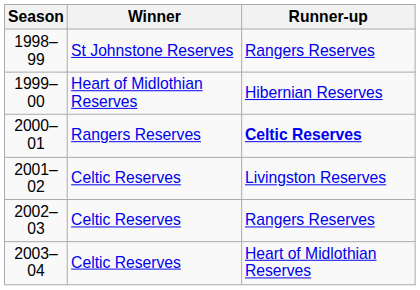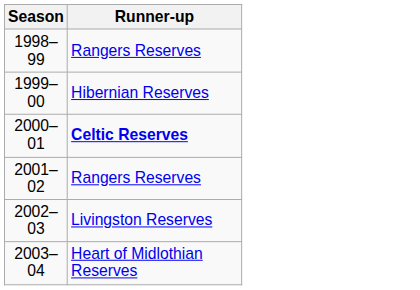- column: (154, 16)
(316, 178) Livingston Reserves -> (136, 178) Rangers Reserves
(310, 220) Rangers Reserves -> (142, 220) Livingston Reserves
